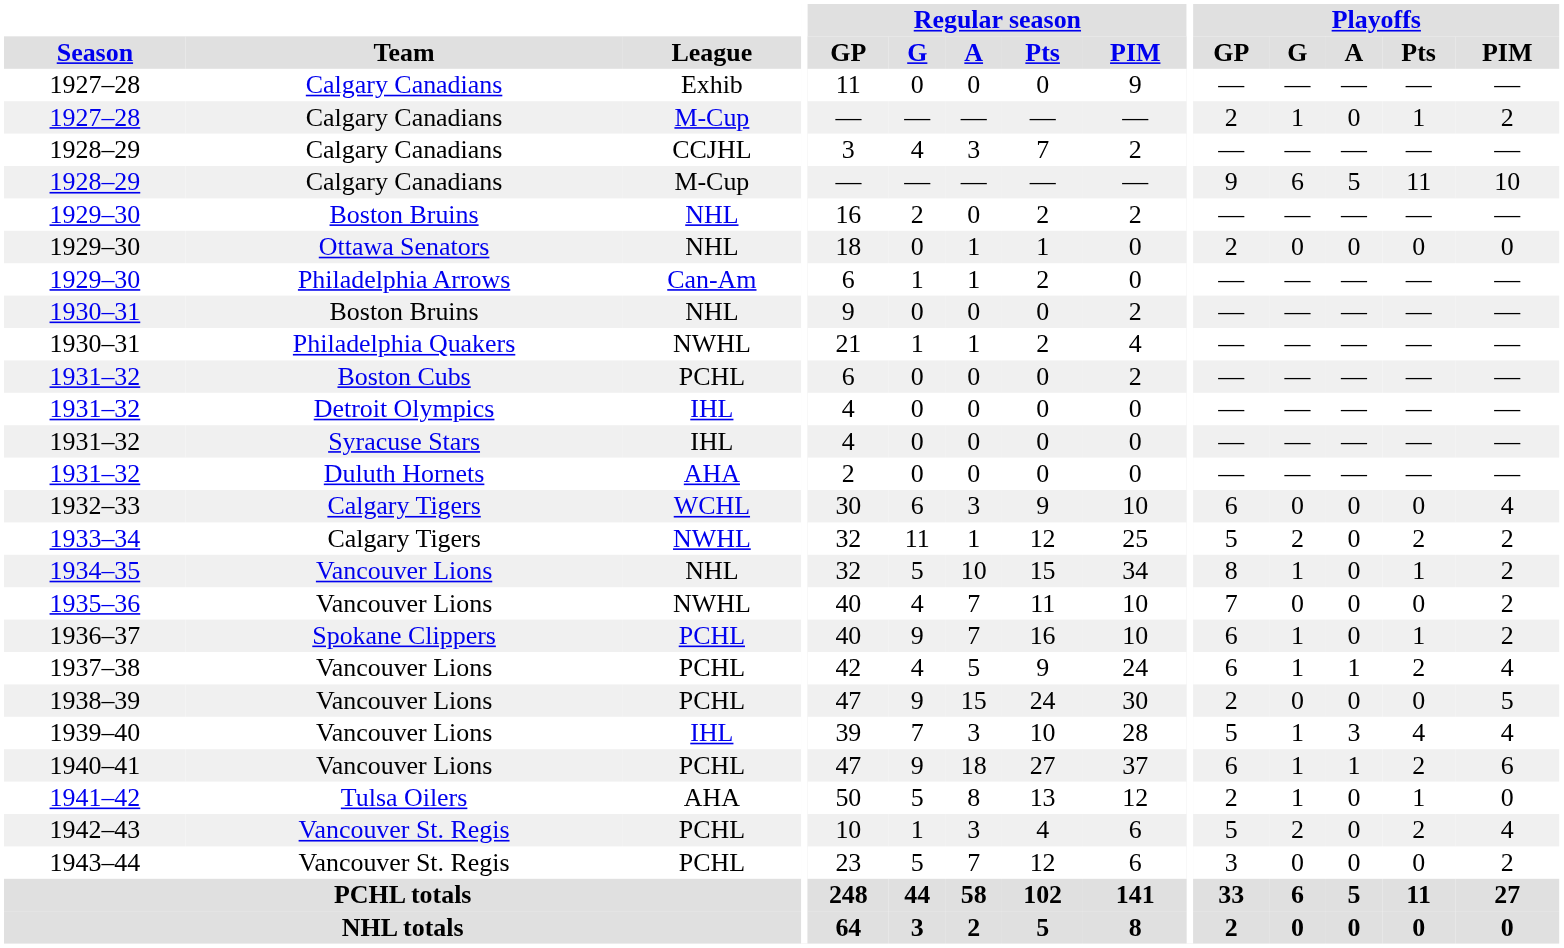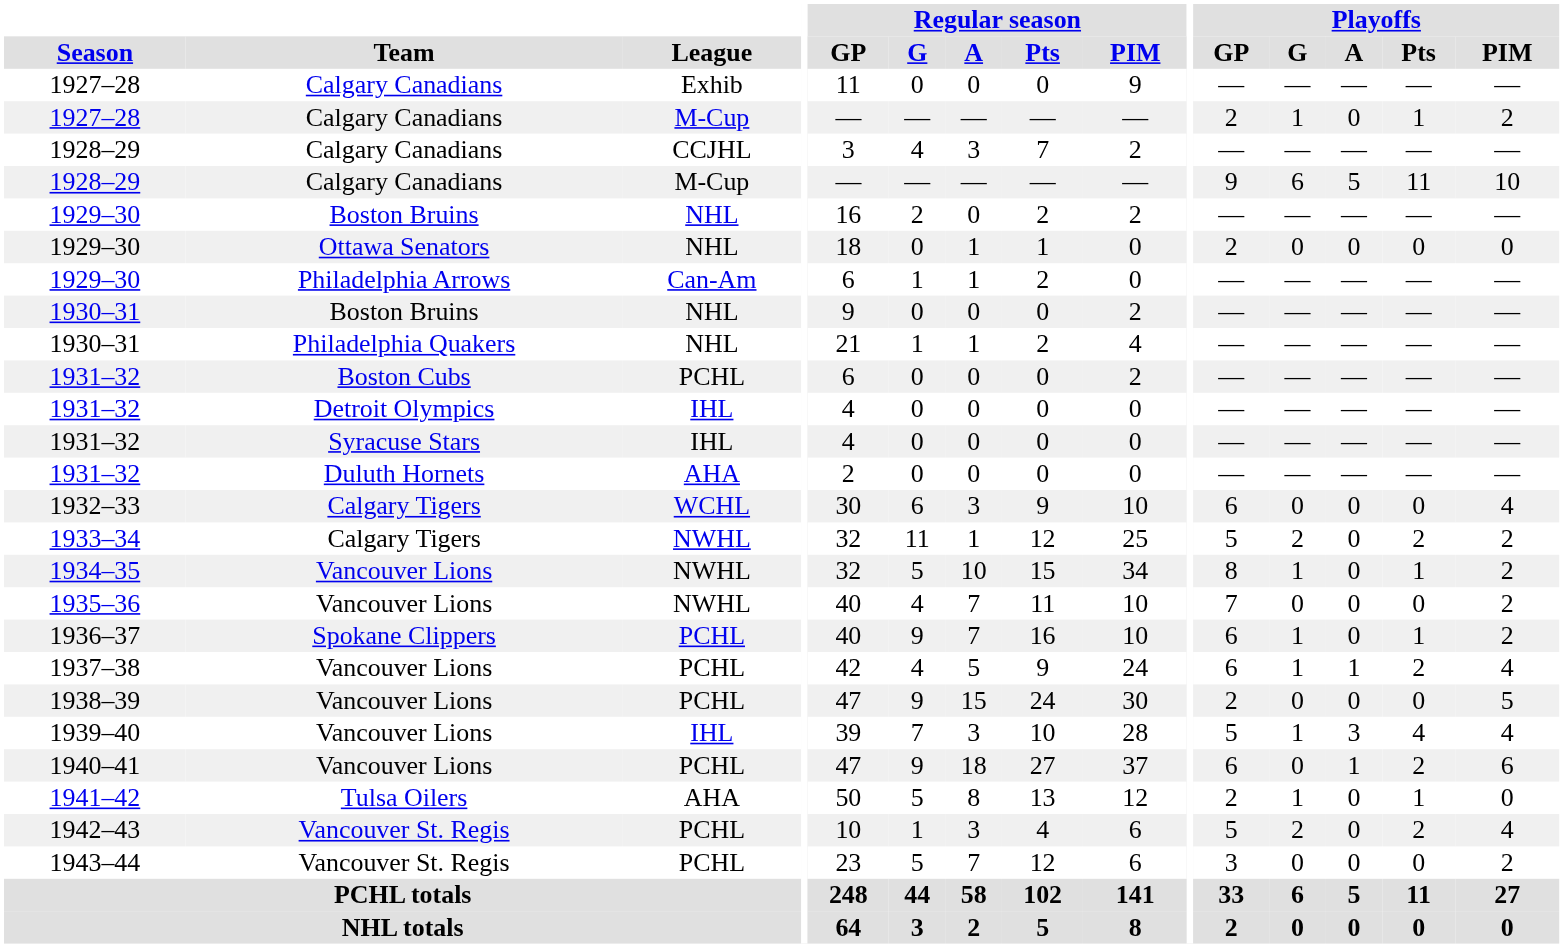(712, 343) NWHL -> (712, 343) NHL
(712, 570) NHL -> (712, 570) NWHL
(1297, 765) 1 -> (1297, 765) 0
